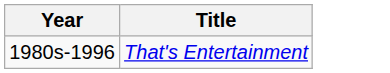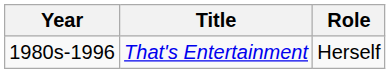+ column: (349, 20)
